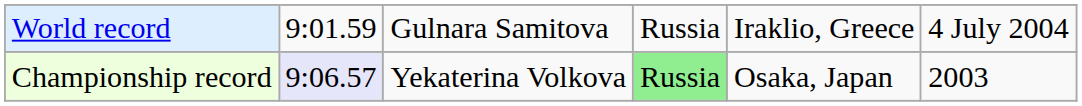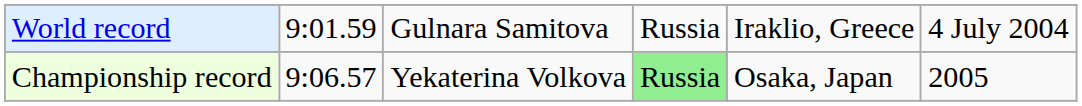(331, 76) lavender background -> (331, 76) no background
(958, 76) 2003 -> (958, 76) 2005
